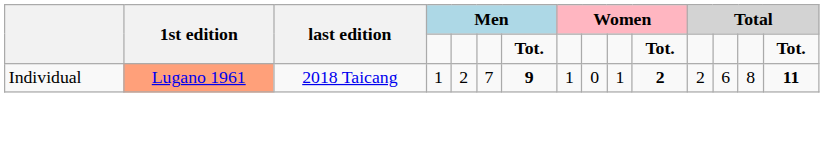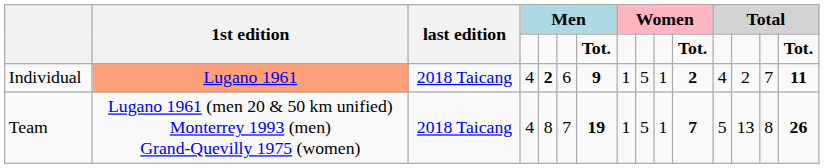(439, 77) 1 -> (530, 77) 4
(464, 77) normal -> (548, 77) bold
(489, 77) 7 -> (567, 77) 6
(595, 77) 0 -> (644, 77) 5
(700, 77) 2 -> (722, 77) 4
(726, 77) 6 -> (745, 77) 2
(751, 77) 8 -> (769, 77) 7
+ row: (28, 128)
